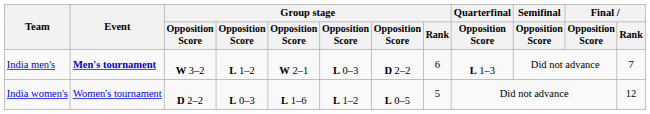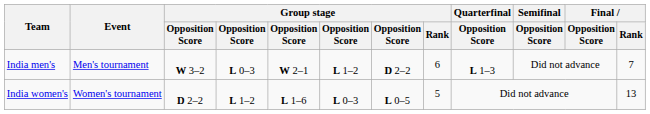(114, 65) bold -> (111, 65) normal
(242, 71) L 1–2 -> (242, 71) L 0–3
(346, 71) L 0–3 -> (346, 71) L 1–2
(242, 101) L 0–3 -> (242, 101) L 1–2
(346, 101) L 1–2 -> (346, 101) L 0–3
(631, 94) 12 -> (631, 94) 13
